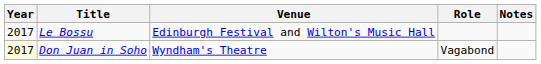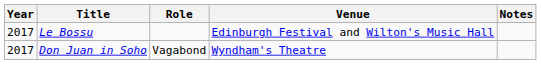columns swapped: (467, 14) <-> (294, 14)
(21, 50) lightyellow background -> (21, 50) no background
